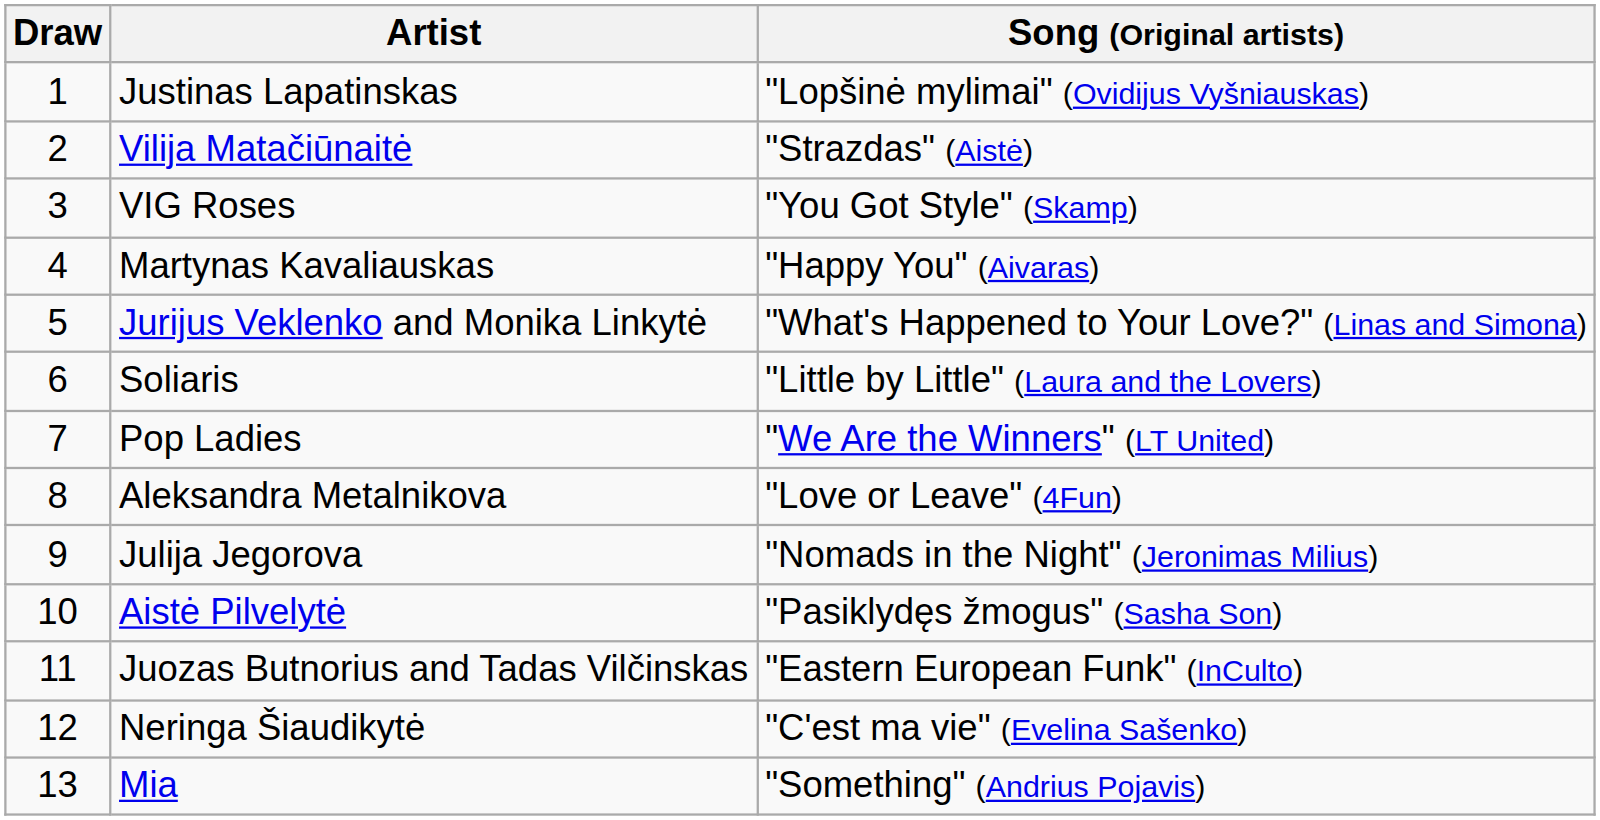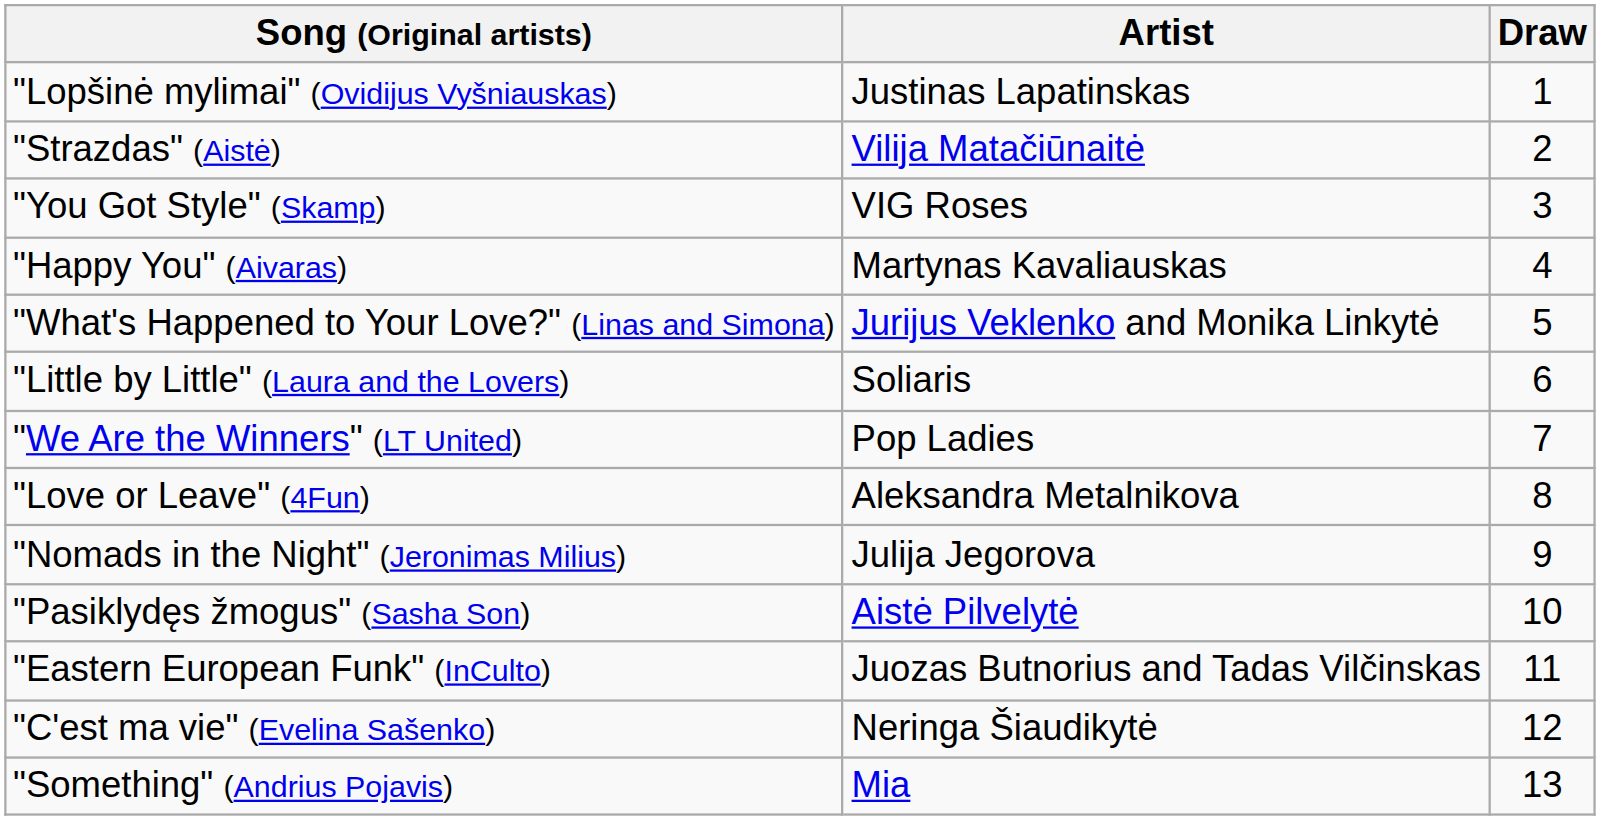columns swapped: (58, 33) <-> (1176, 33)
